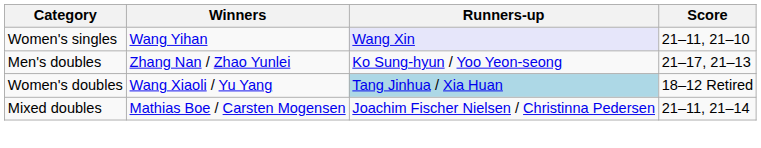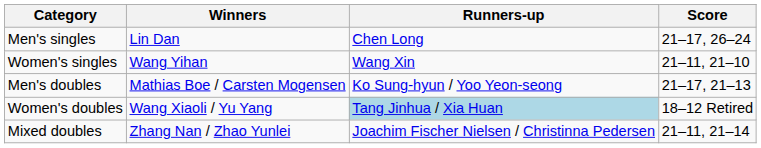+ row: (52, 39)
(384, 39) lavender background -> (384, 62) no background
(210, 62) Zhang Nan / Zhao Yunlei -> (238, 85) Mathias Boe / Carsten Mogensen
(238, 108) Mathias Boe / Carsten Mogensen -> (210, 131) Zhang Nan / Zhao Yunlei
